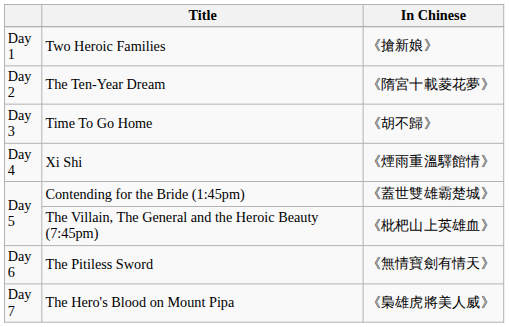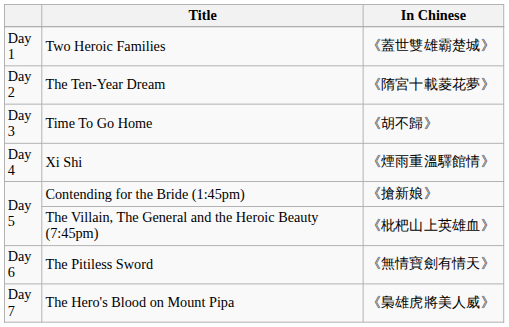(402, 45) 《搶新娘》 -> (431, 45) 《蓋世雙雄霸楚城》
(431, 193) 《蓋世雙雄霸楚城》 -> (402, 193) 《搶新娘》
